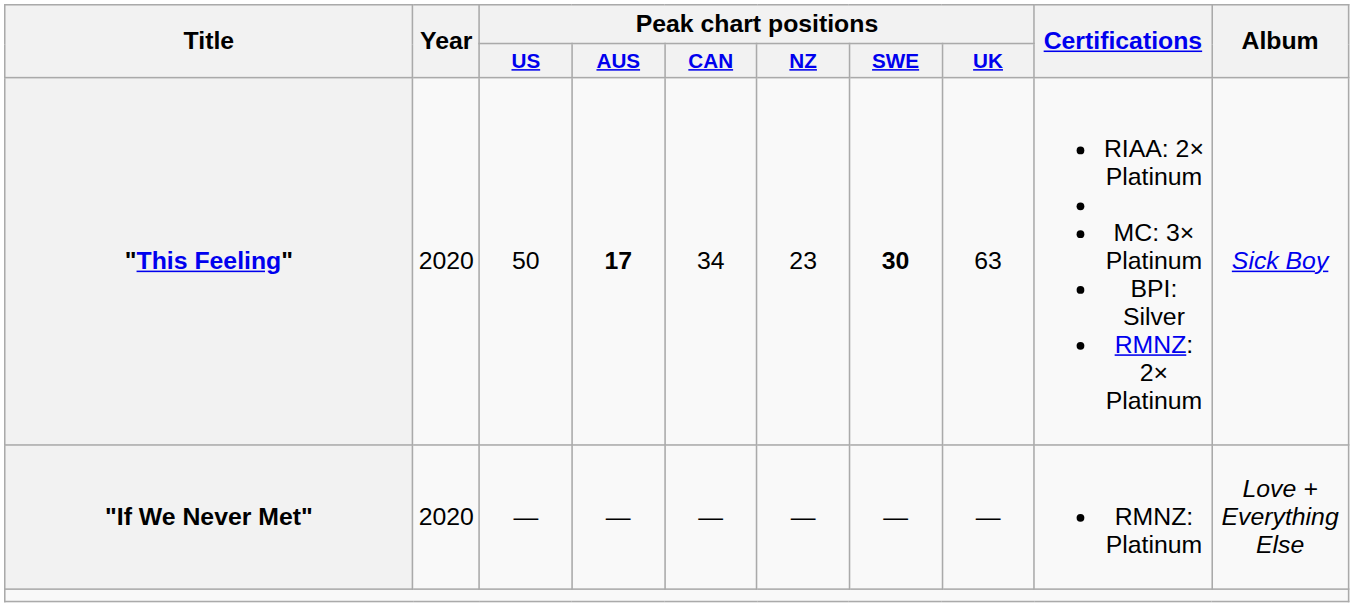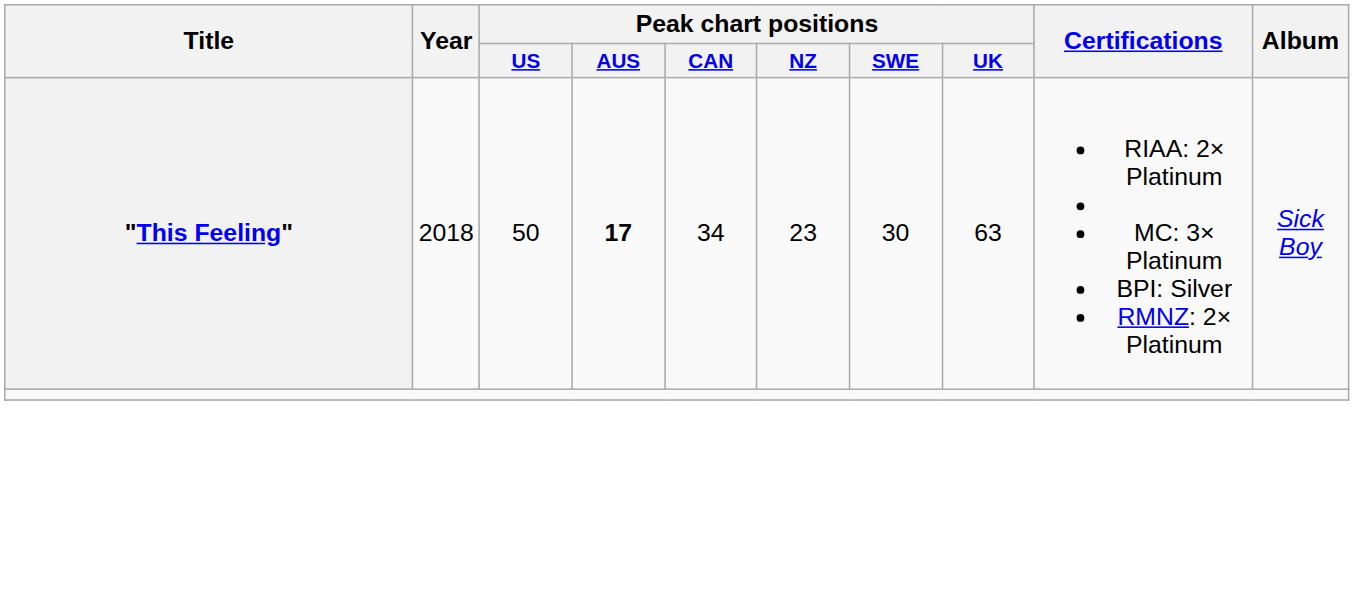(446, 260) 2020 -> (446, 232) 2018
(896, 260) bold -> (896, 232) normal
- row: (209, 517)
